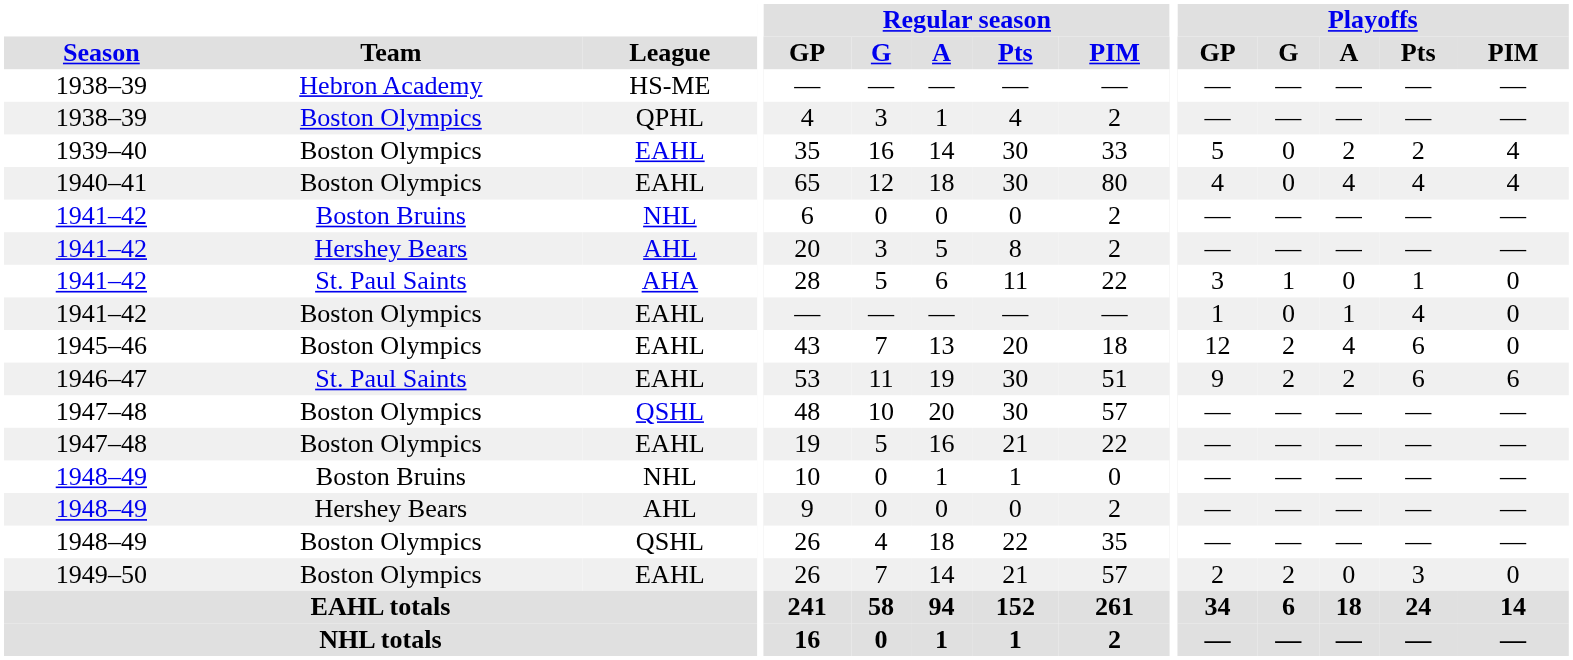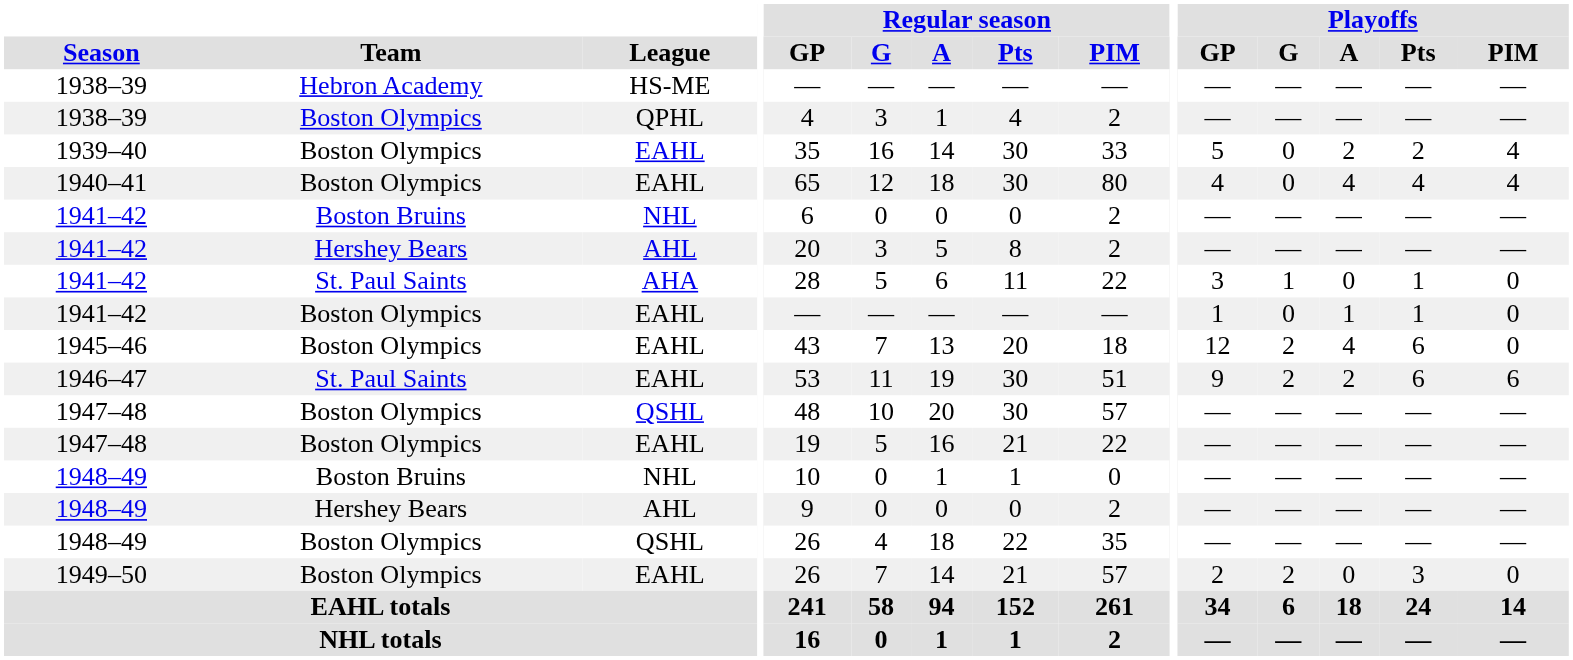(1418, 313) 4 -> (1418, 313) 1
